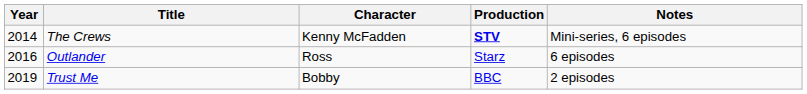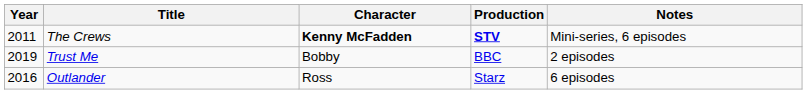(22, 36) 2014 -> (22, 36) 2011
(354, 36) normal -> (357, 36) bold
rows swapped: (76, 57) <-> (73, 78)
